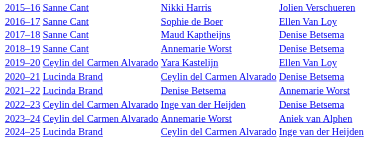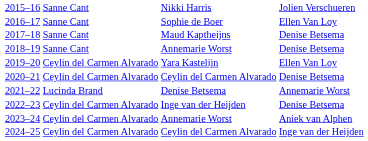(73, 77) Lucinda Brand -> (100, 77) Ceylin del Carmen Alvarado
(73, 132) Lucinda Brand -> (100, 132) Ceylin del Carmen Alvarado
